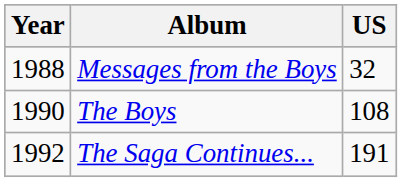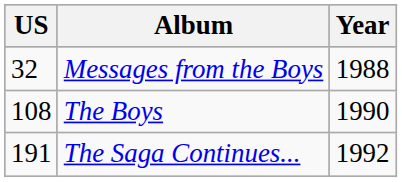columns swapped: (38, 25) <-> (369, 25)
